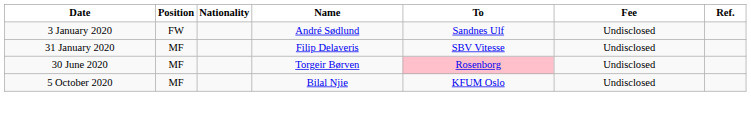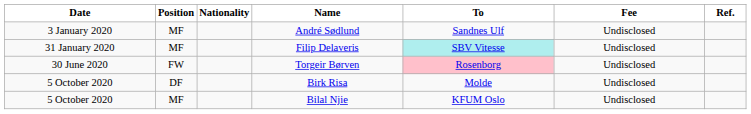(176, 30) FW -> (176, 30) MF
(478, 48) no background -> (478, 48) paleturquoise background
(176, 65) MF -> (176, 65) FW
+ row: (327, 82)
